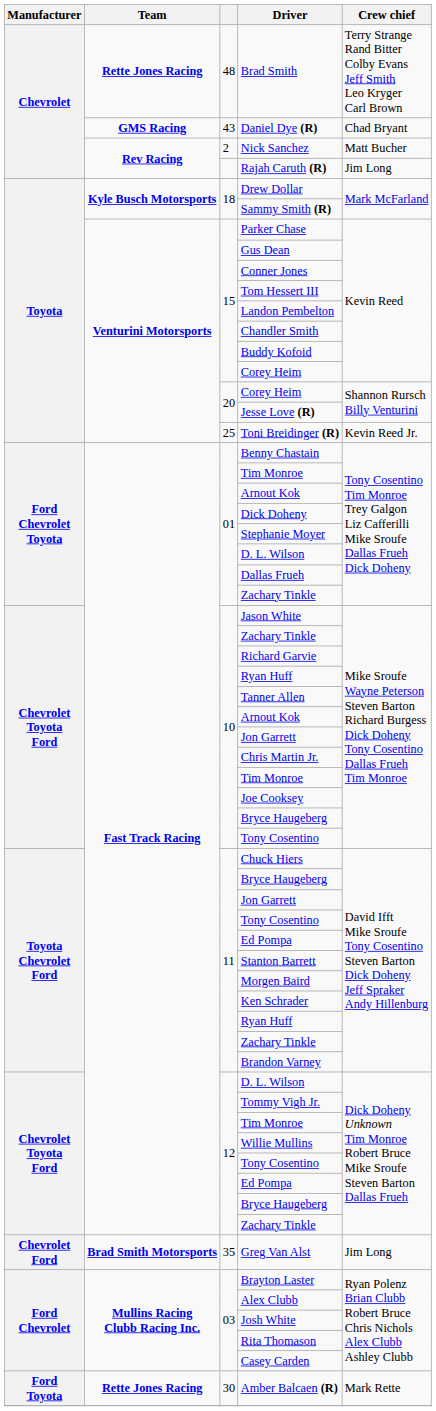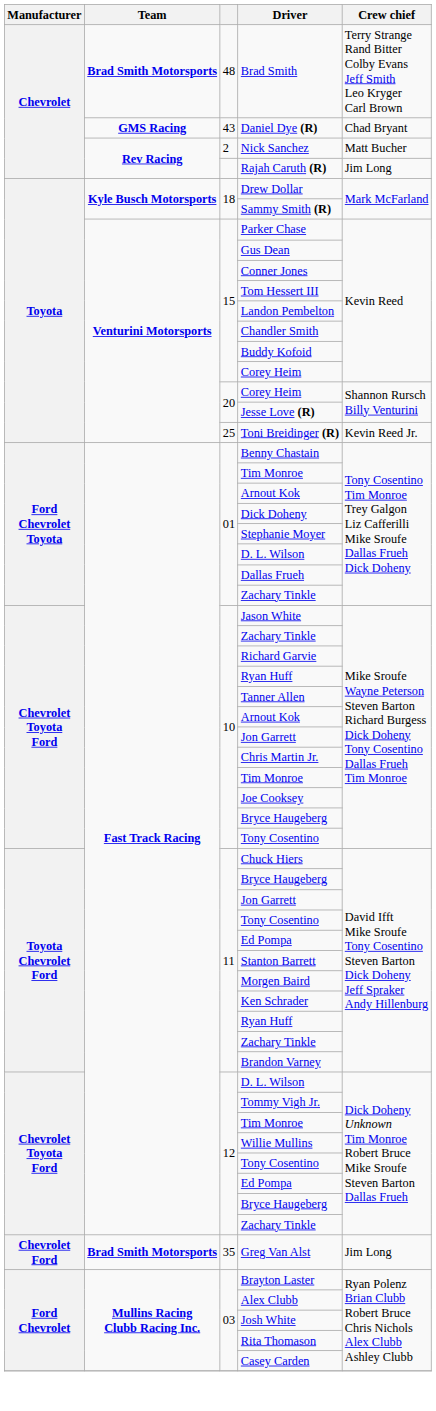(152, 71) Rette Jones Racing -> (152, 71) Brad Smith Motorsports
- row: (229, 1388)
